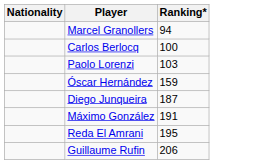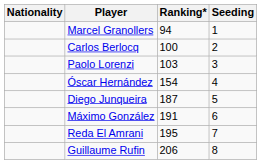+ column: (233, 13)
(169, 82) 159 -> (169, 82) 154
